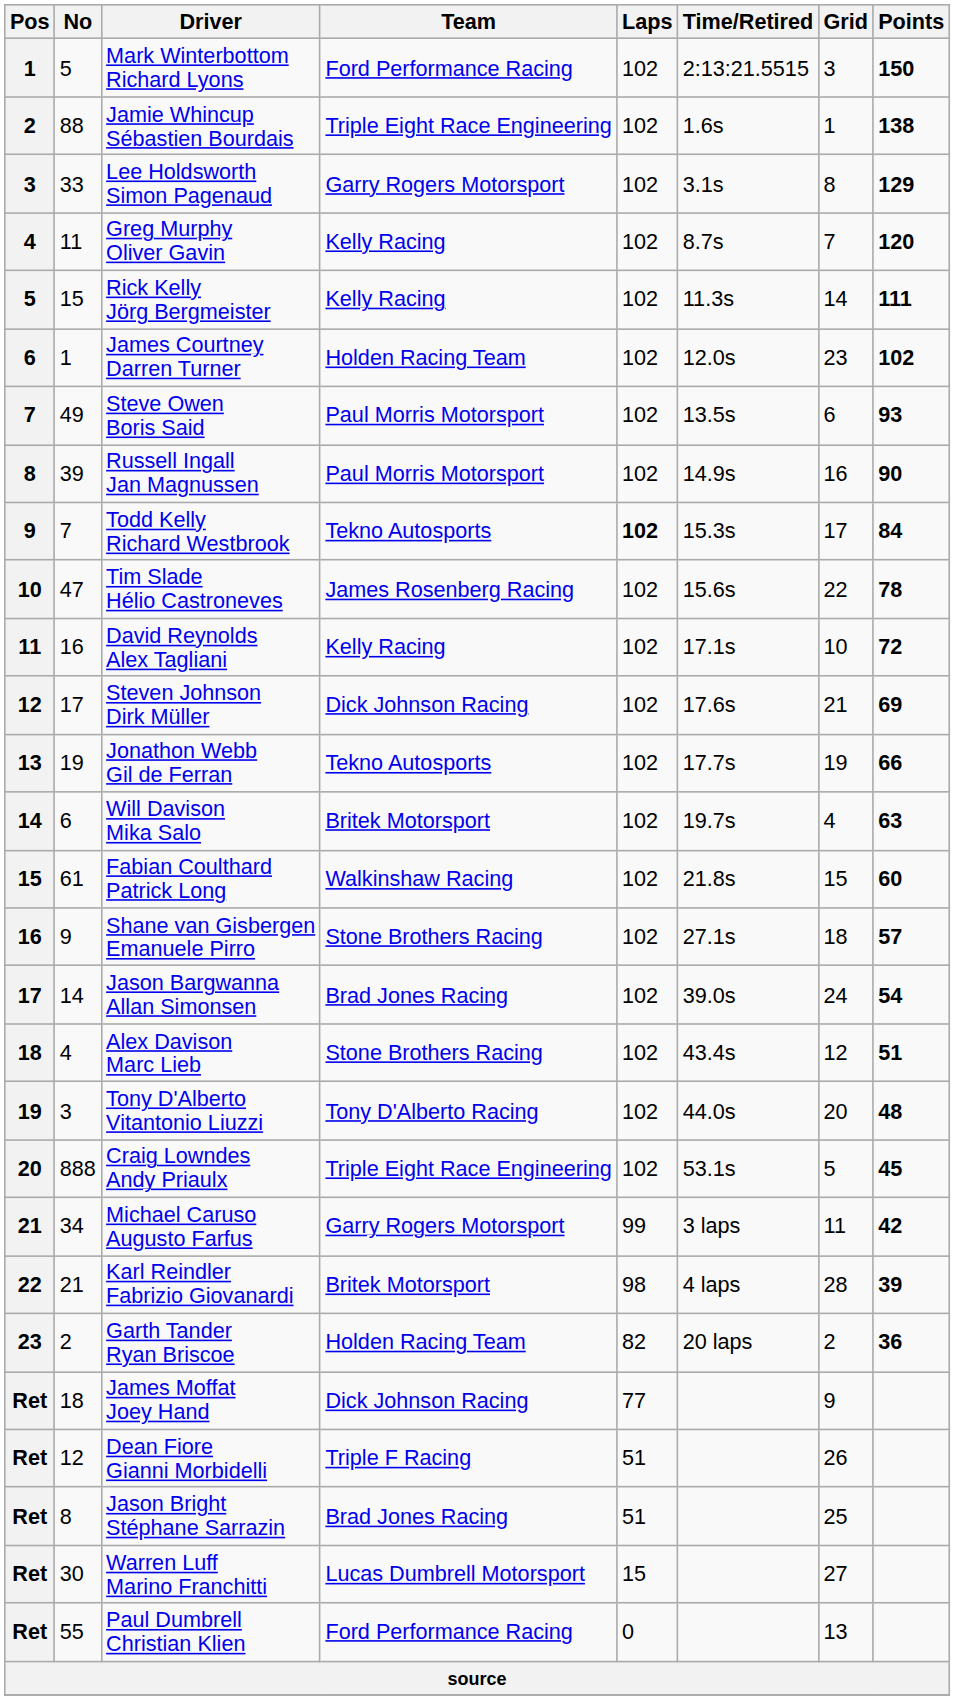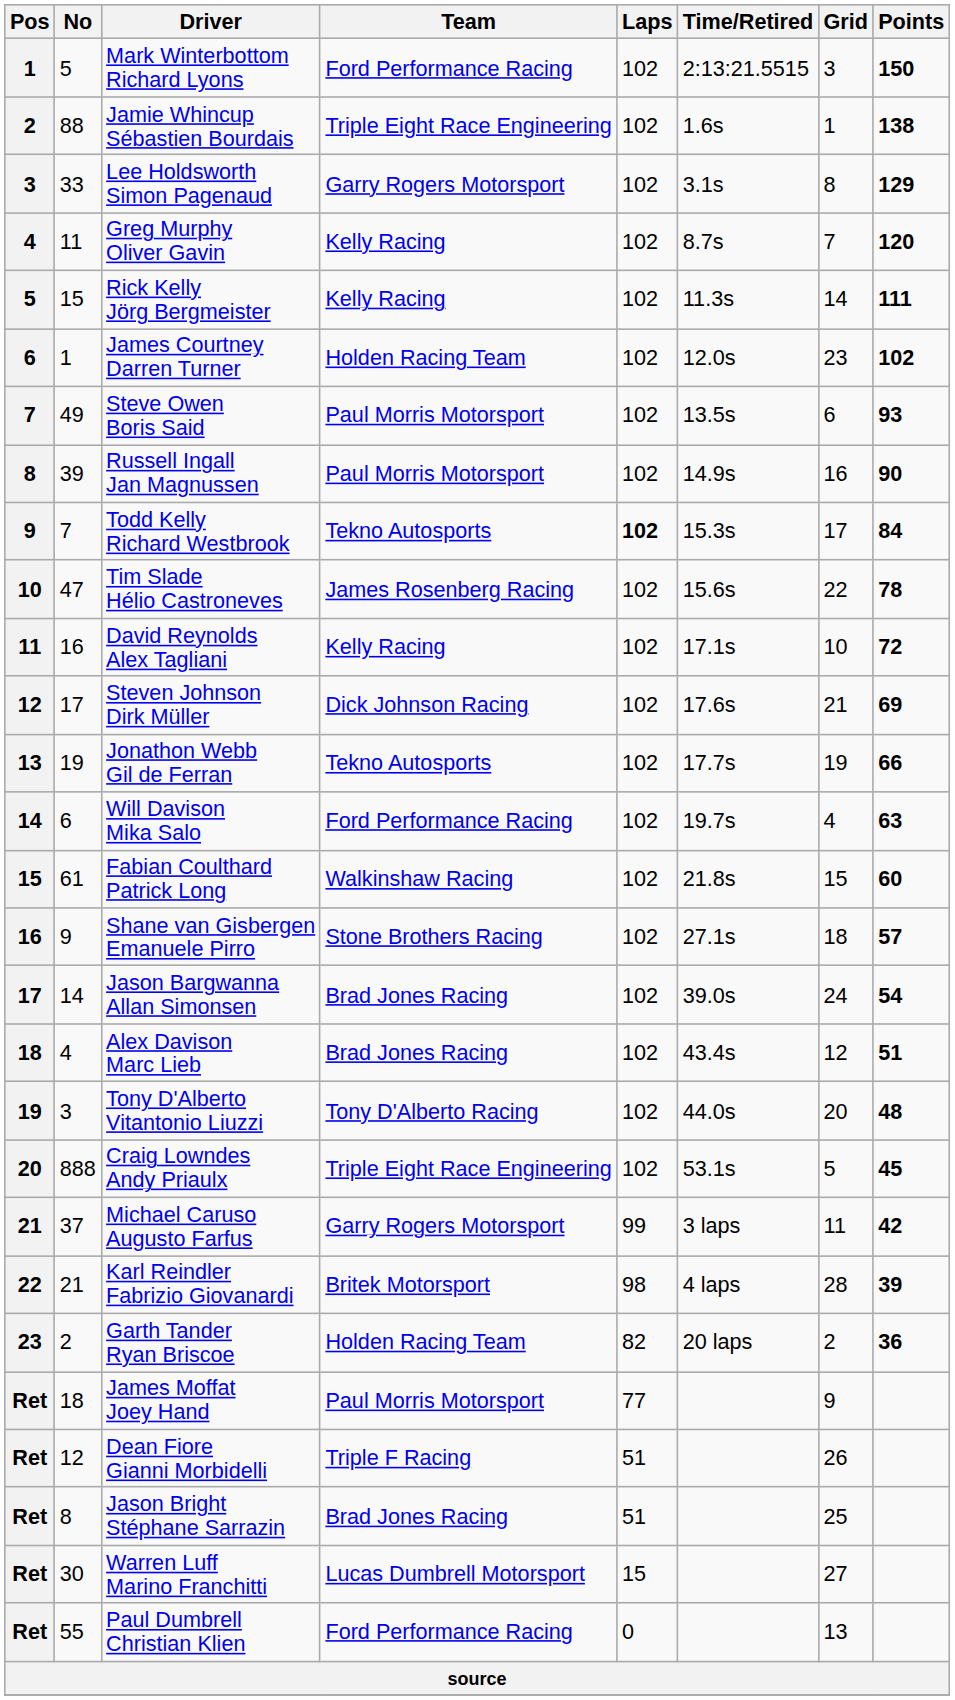(408, 821) Britek Motorsport -> (449, 821) Ford Performance Racing
(434, 1052) Stone Brothers Racing -> (417, 1052) Brad Jones Racing
(72, 1226) 34 -> (72, 1226) 37
(427, 1400) Dick Johnson Racing -> (435, 1400) Paul Morris Motorsport
